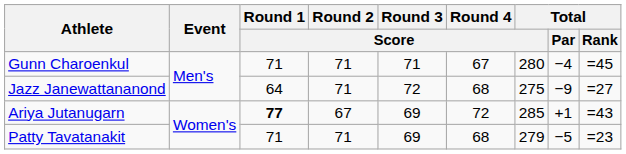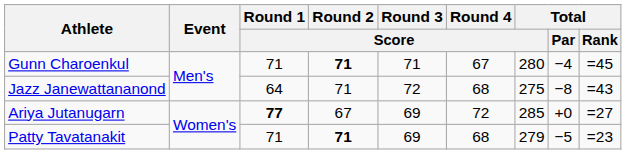(343, 64) normal -> (343, 64) bold
(563, 89) −9 -> (563, 89) −8
(600, 89) =27 -> (600, 89) =43
(563, 113) +1 -> (563, 113) +0
(600, 113) =43 -> (600, 113) =27
(343, 137) normal -> (343, 137) bold
